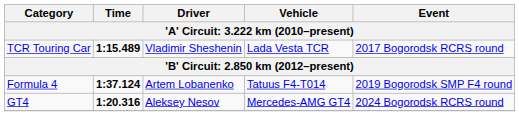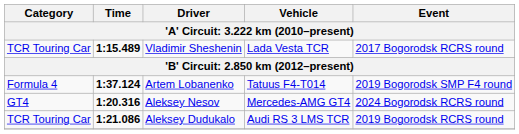+ row: (190, 119)
